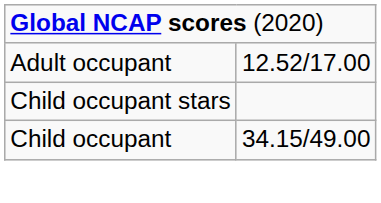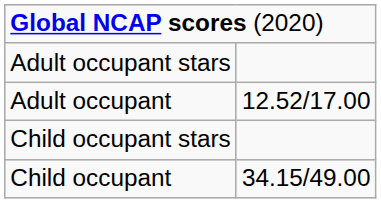+ row: (121, 62)
